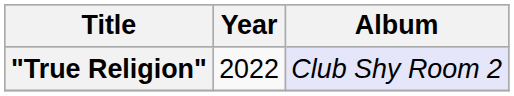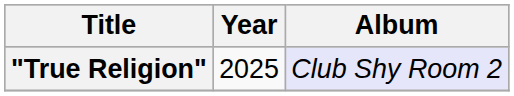(249, 68) 2022 -> (249, 68) 2025
